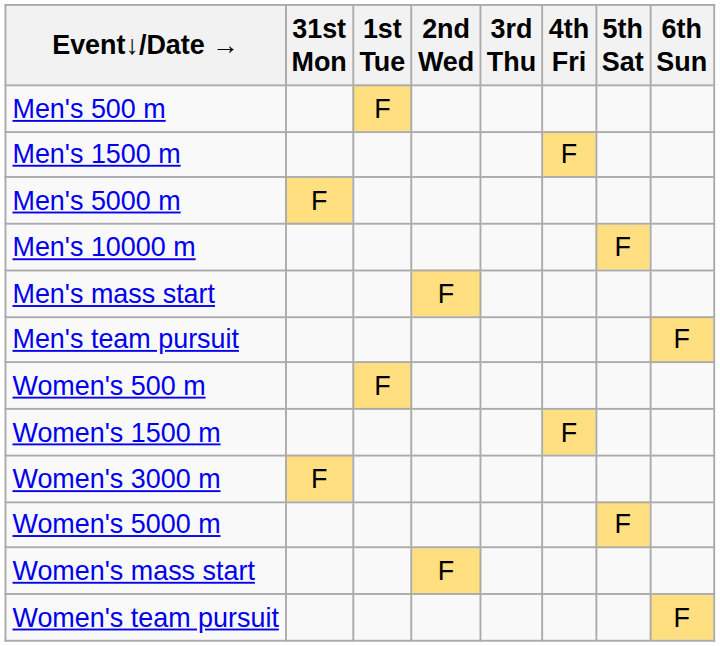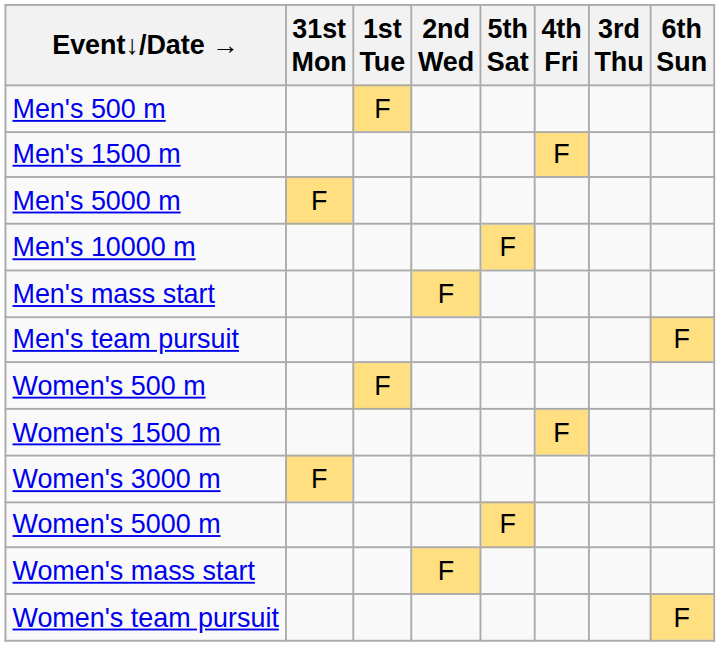columns swapped: (512, 45) <-> (623, 45)
